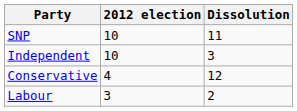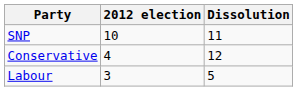- row: (49, 55)
(211, 96) 2 -> (211, 76) 5
